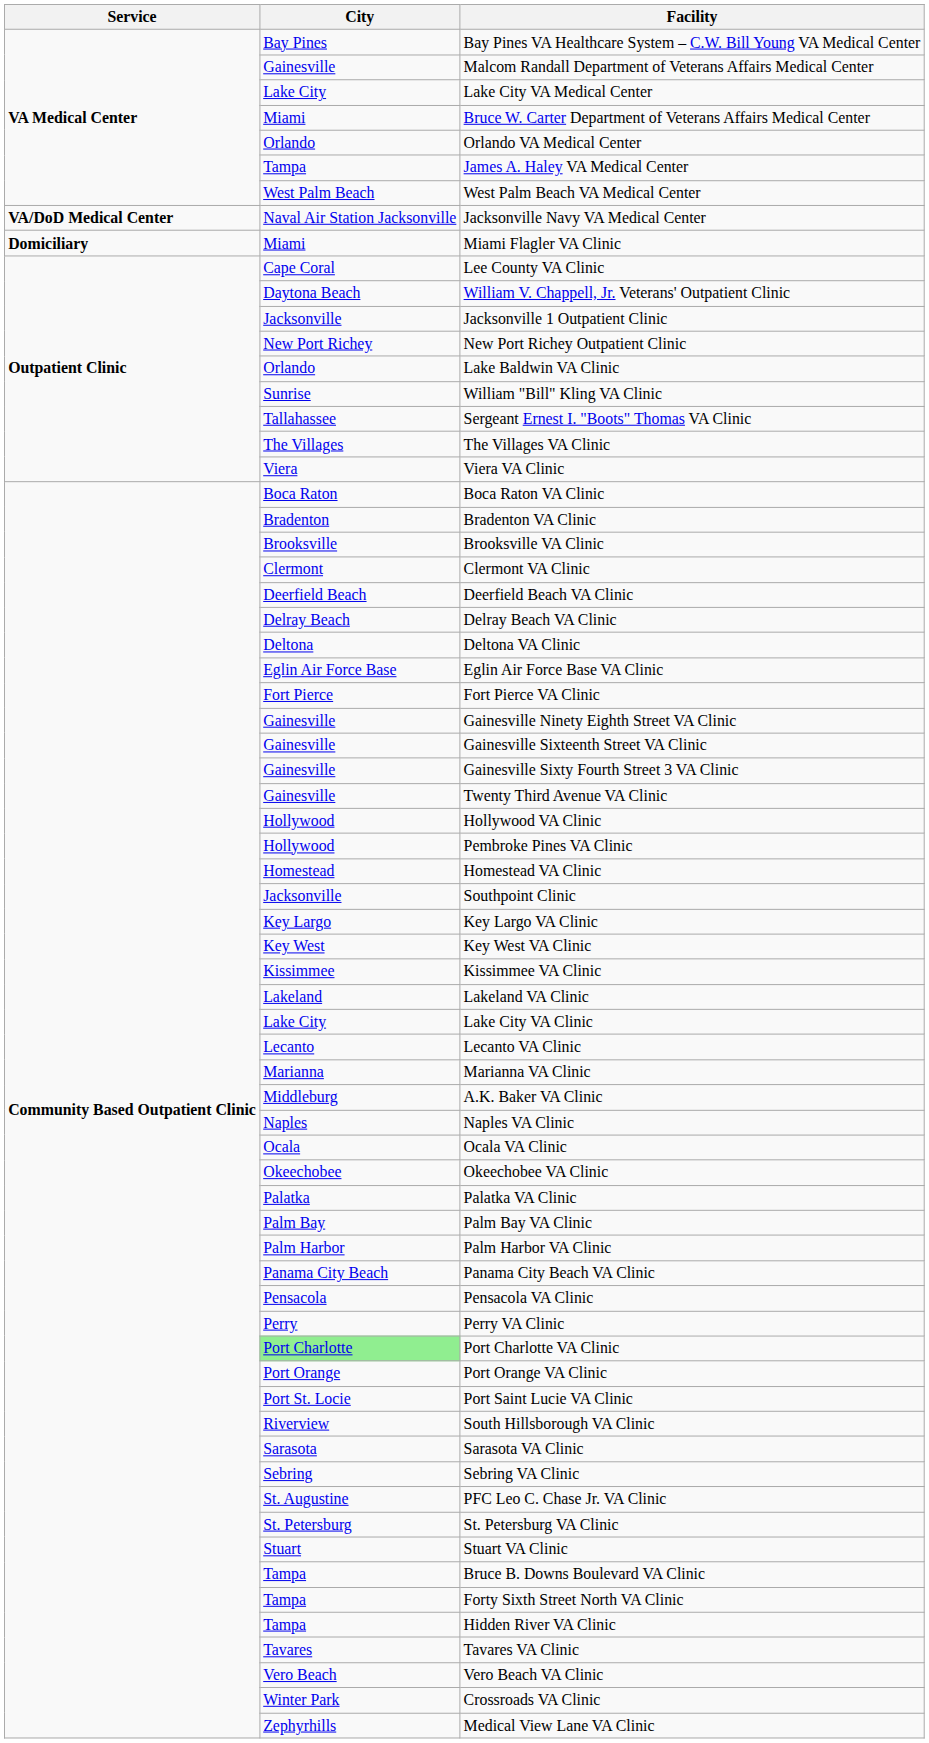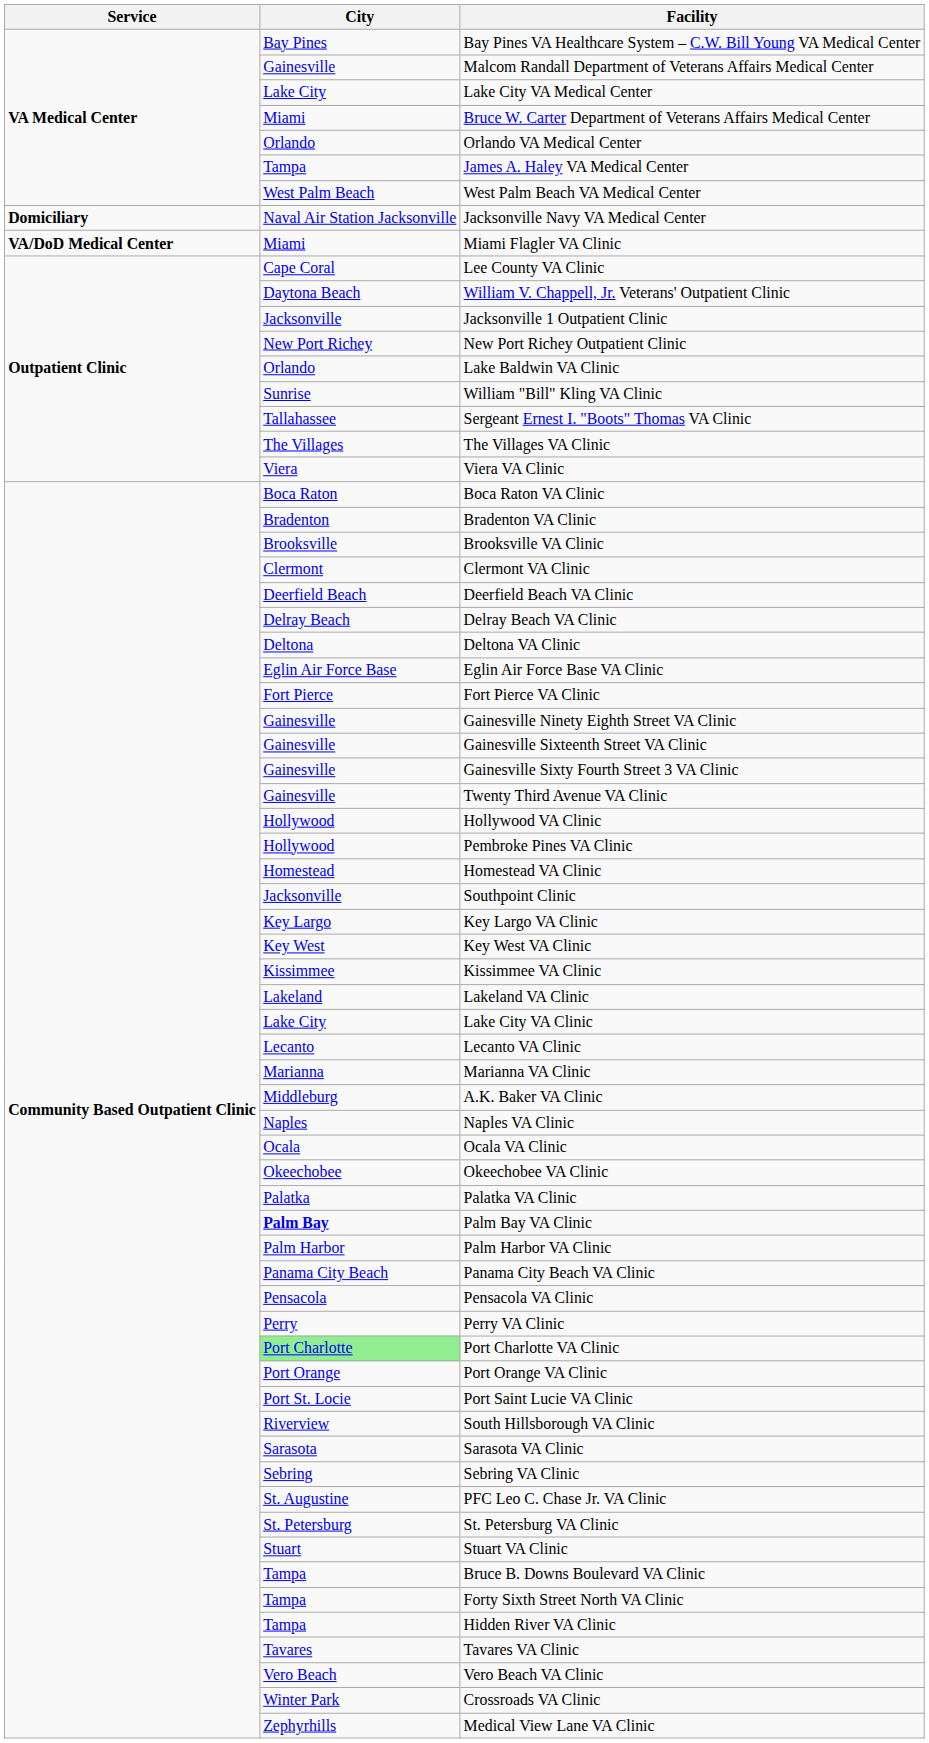(91, 218) VA/DoD Medical Center -> (48, 218) Domiciliary
(48, 243) Domiciliary -> (91, 243) VA/DoD Medical Center
(294, 1222) normal -> (296, 1222) bold
